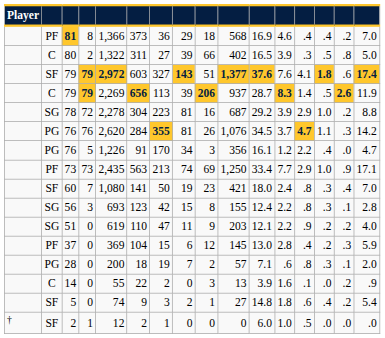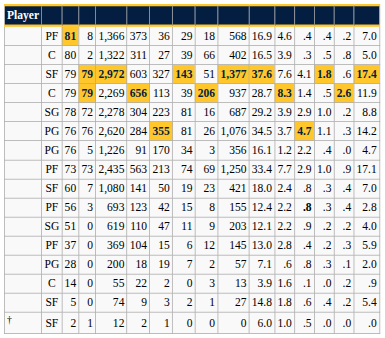(52, 207) SG -> (52, 207) PF
(307, 207) normal -> (307, 207) bold
(347, 207) .1 -> (347, 207) .4
